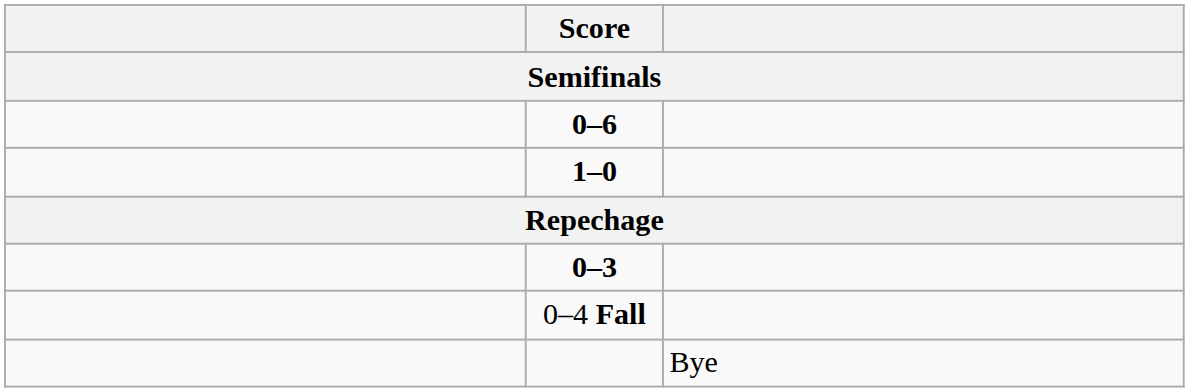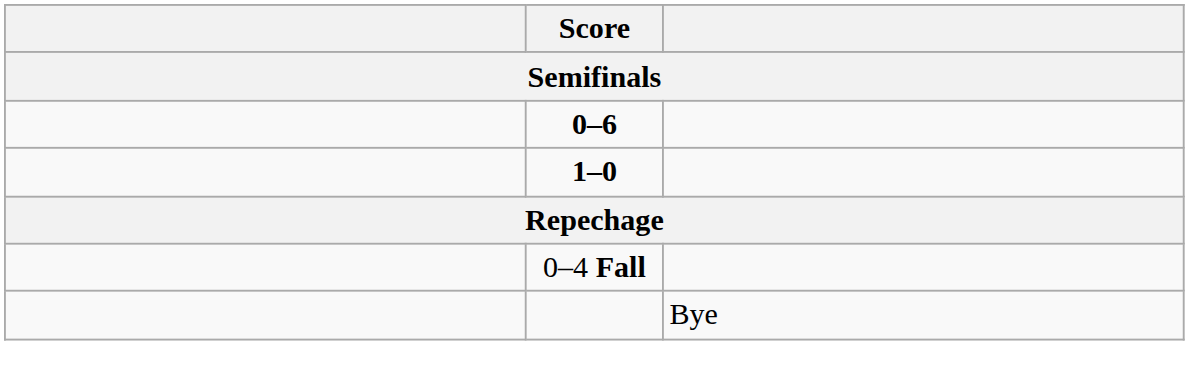- row: (594, 266)
